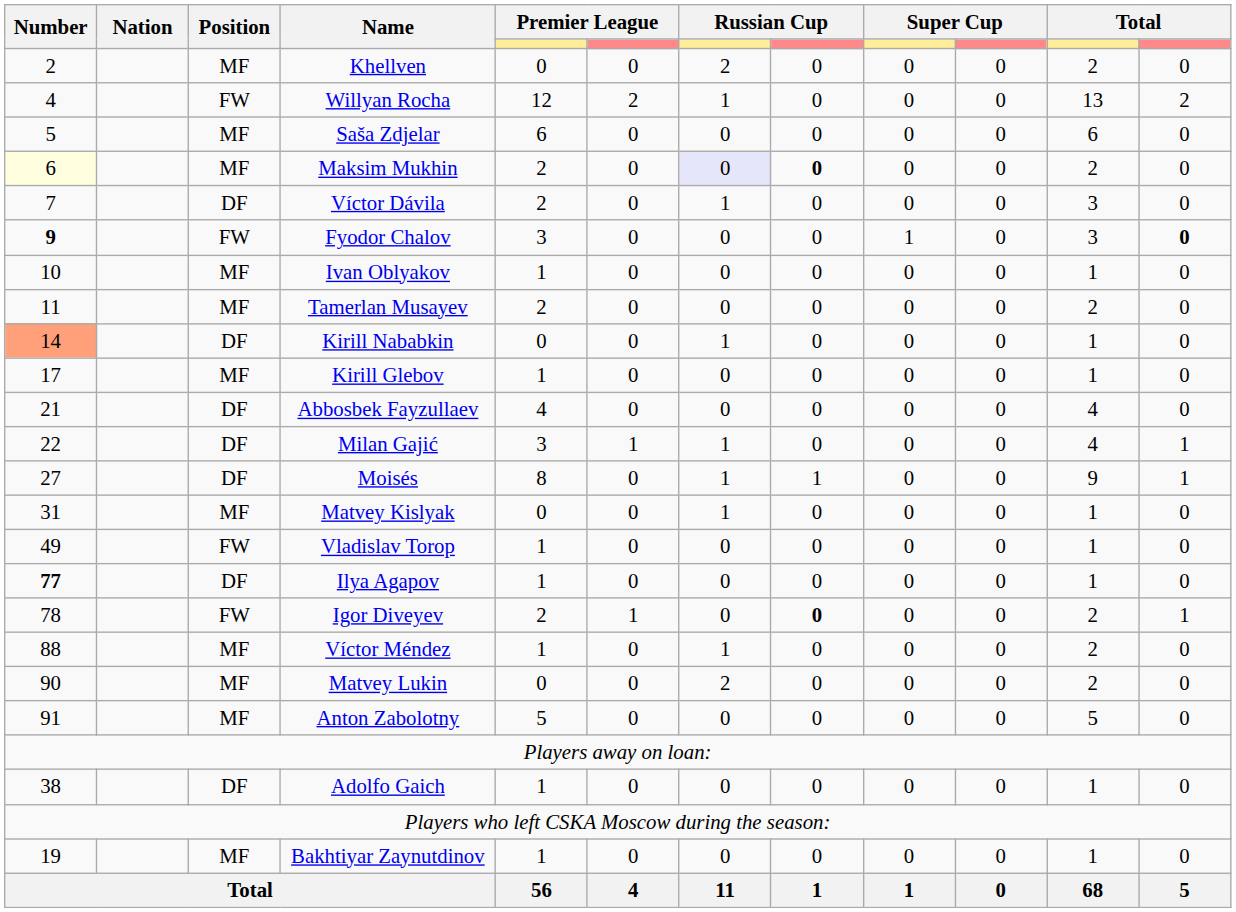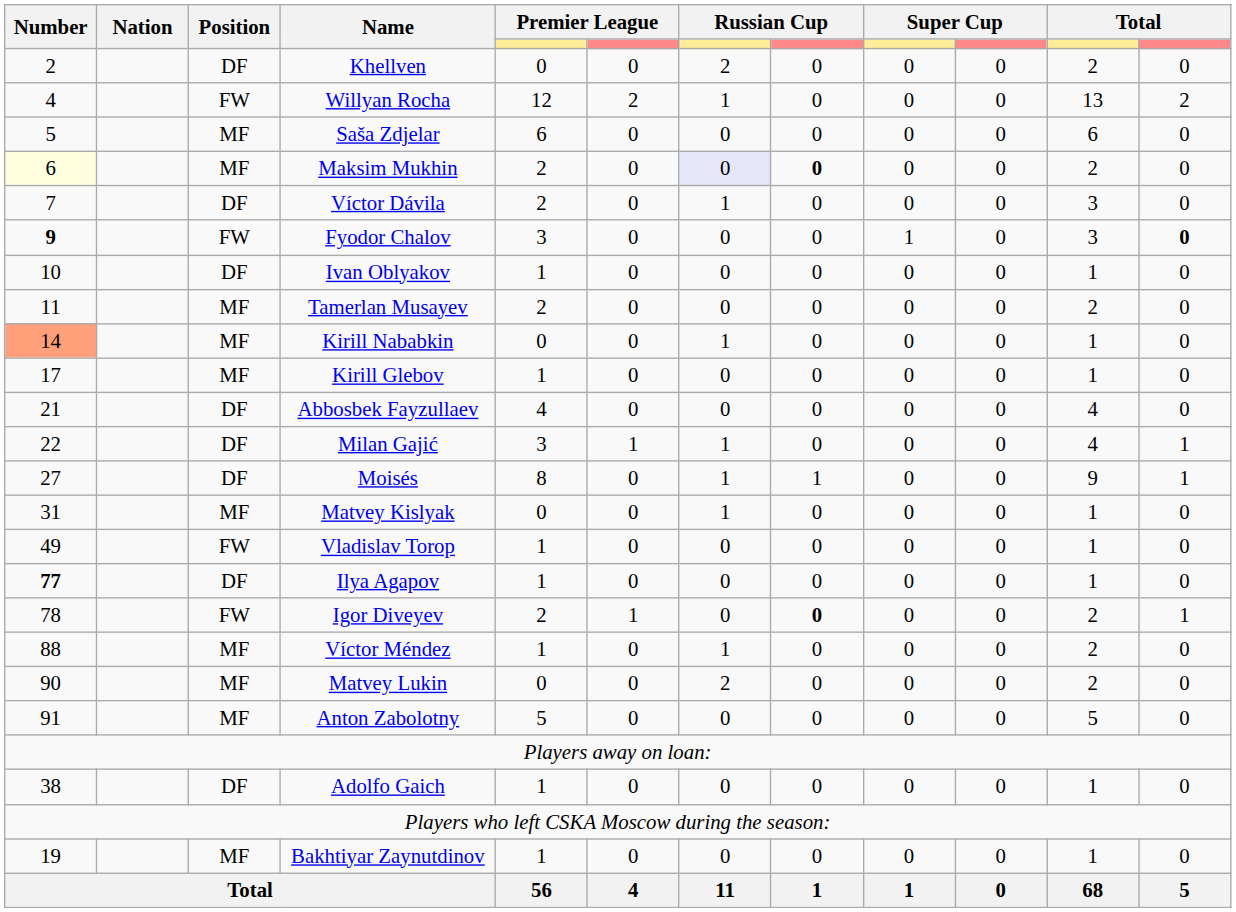(234, 65) MF -> (234, 65) DF
(234, 271) MF -> (234, 271) DF
(234, 340) DF -> (234, 340) MF
